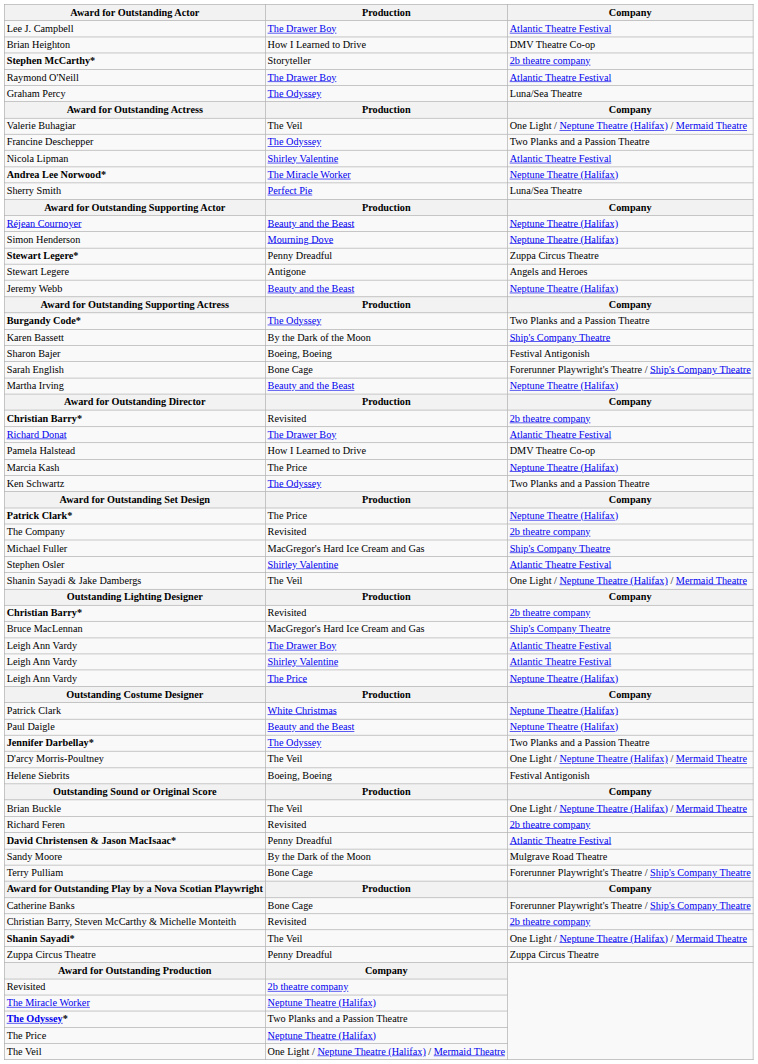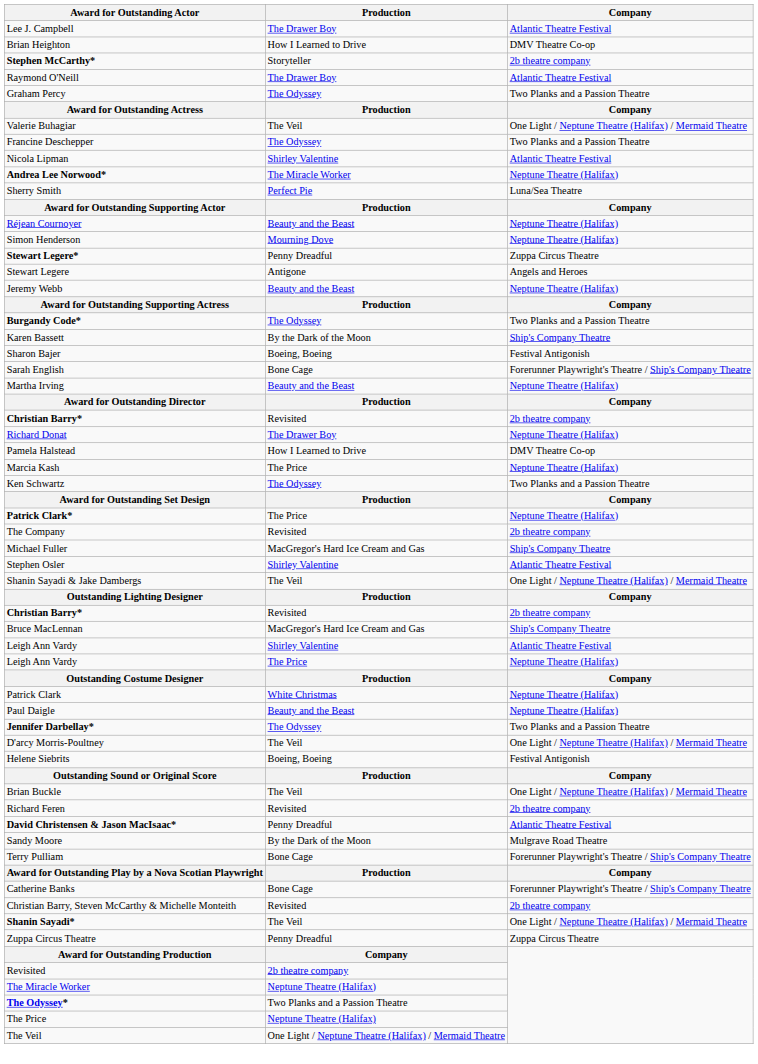(546, 93) Luna/Sea Theatre -> (580, 93) Two Planks and a Passion Theatre
(560, 434) Atlantic Theatre Festival -> (564, 434) Neptune Theatre (Halifax)
- row: (42, 645)
